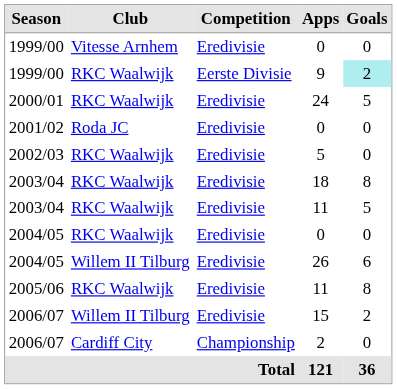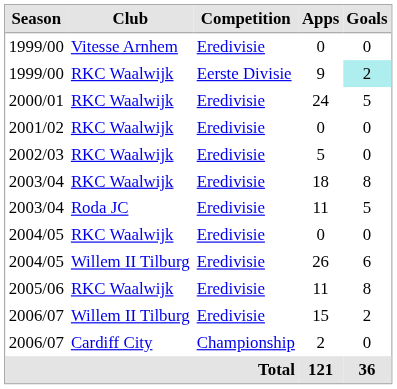(100, 127) Roda JC -> (122, 127) RKC Waalwijk
(122, 208) RKC Waalwijk -> (100, 208) Roda JC
